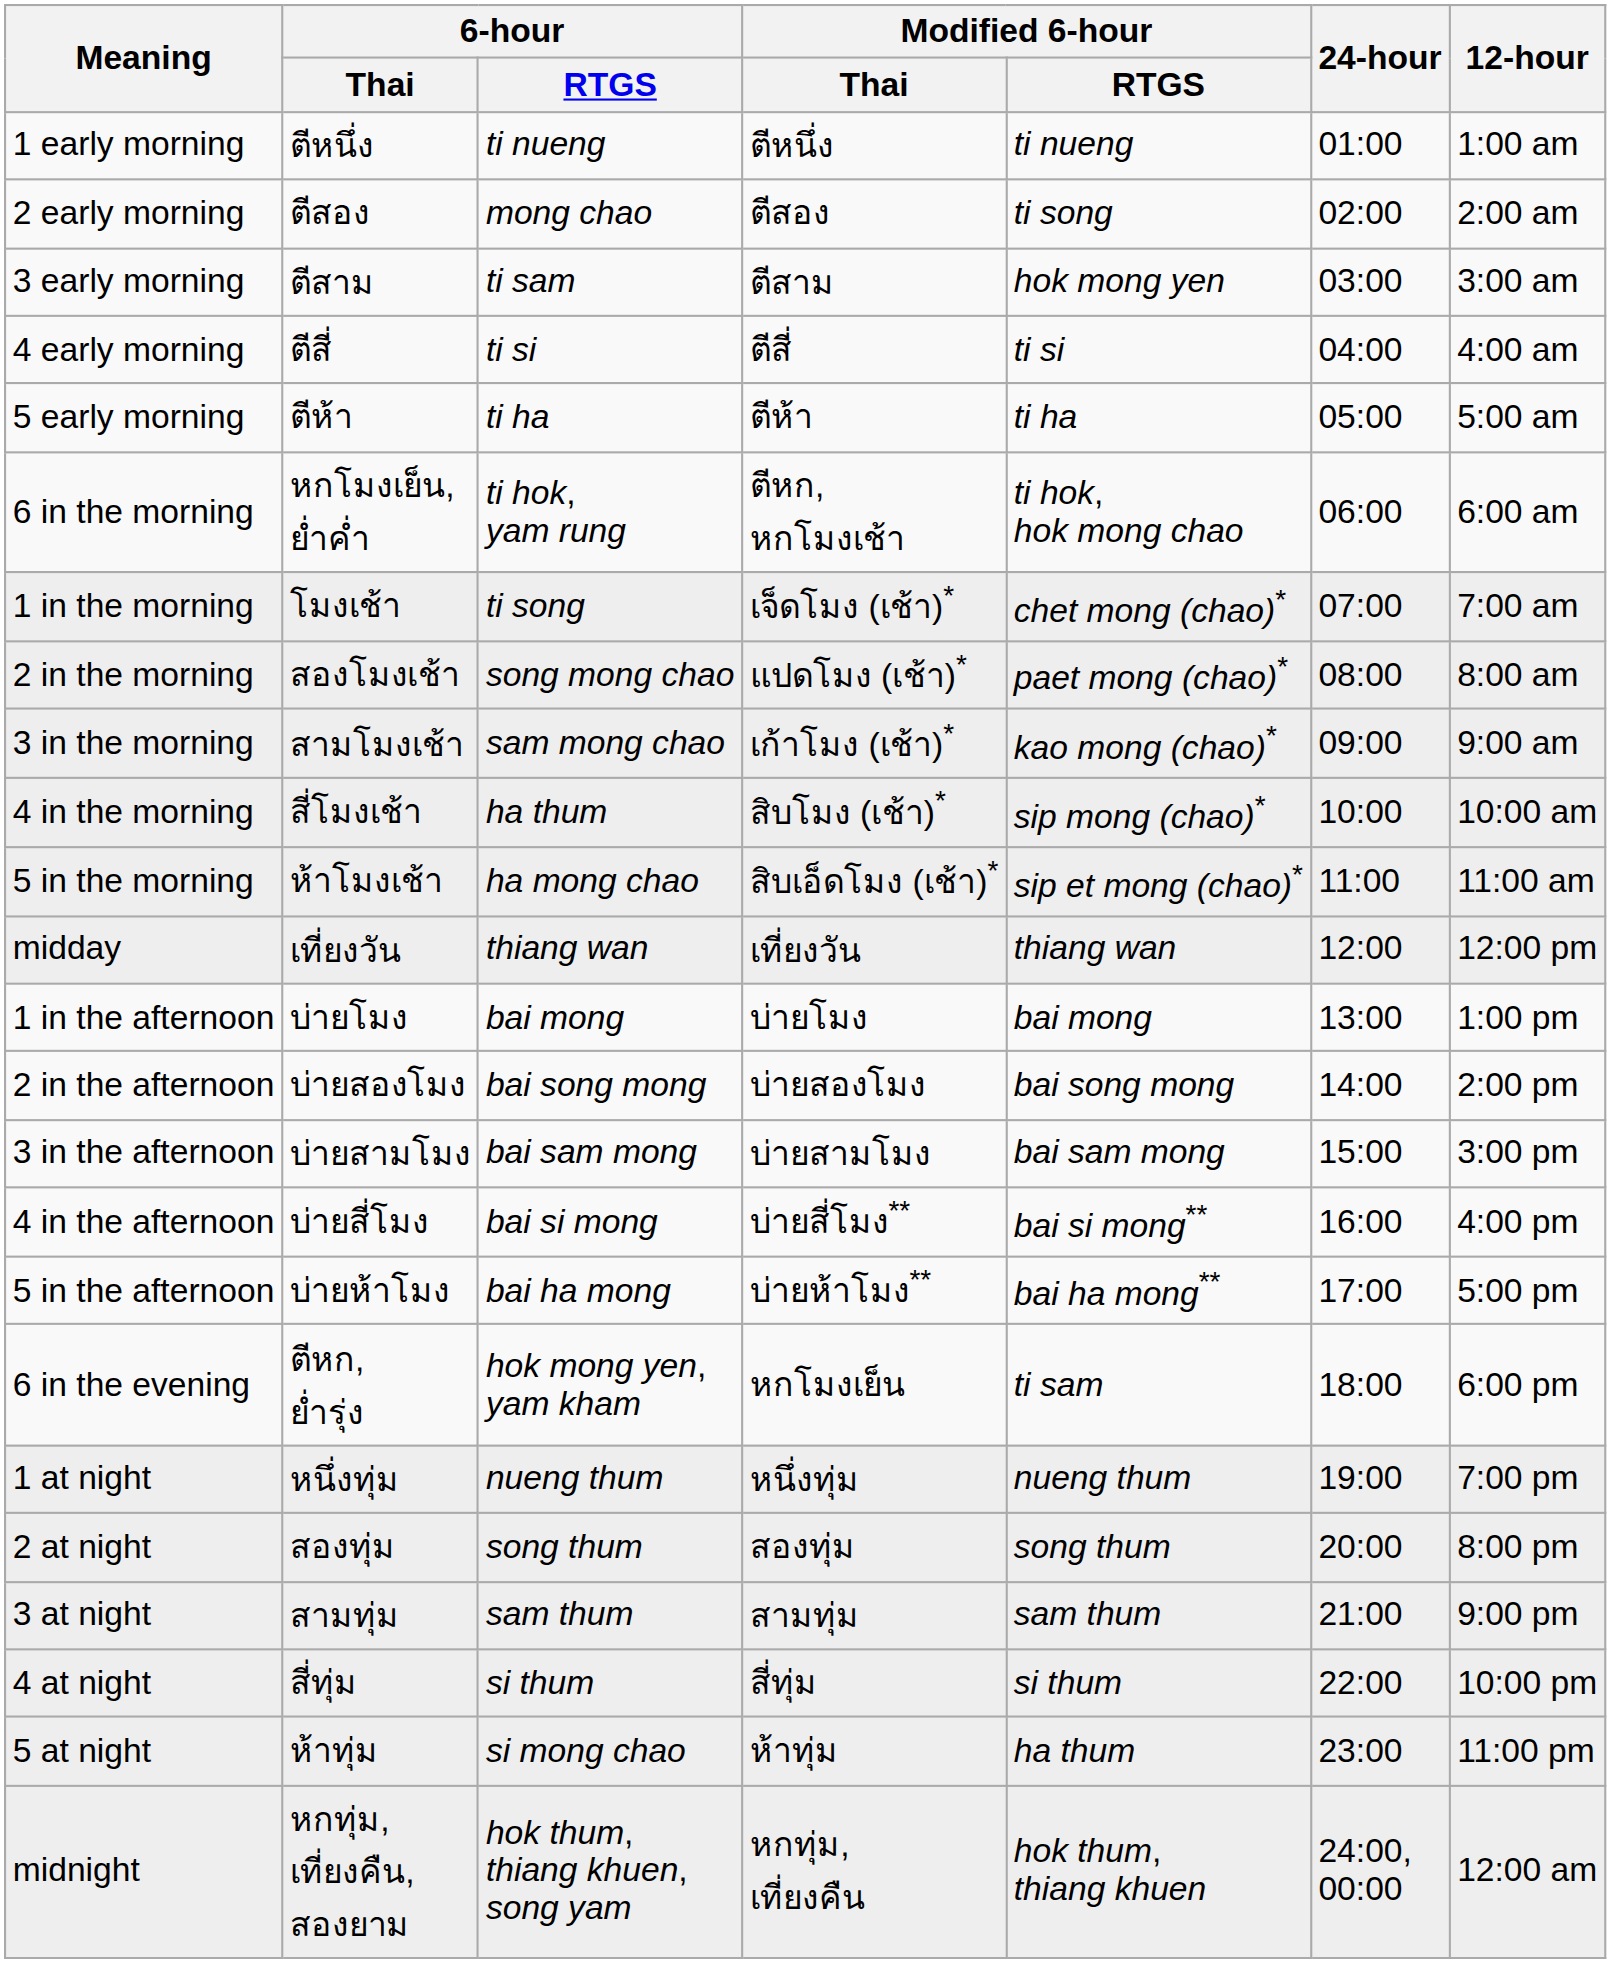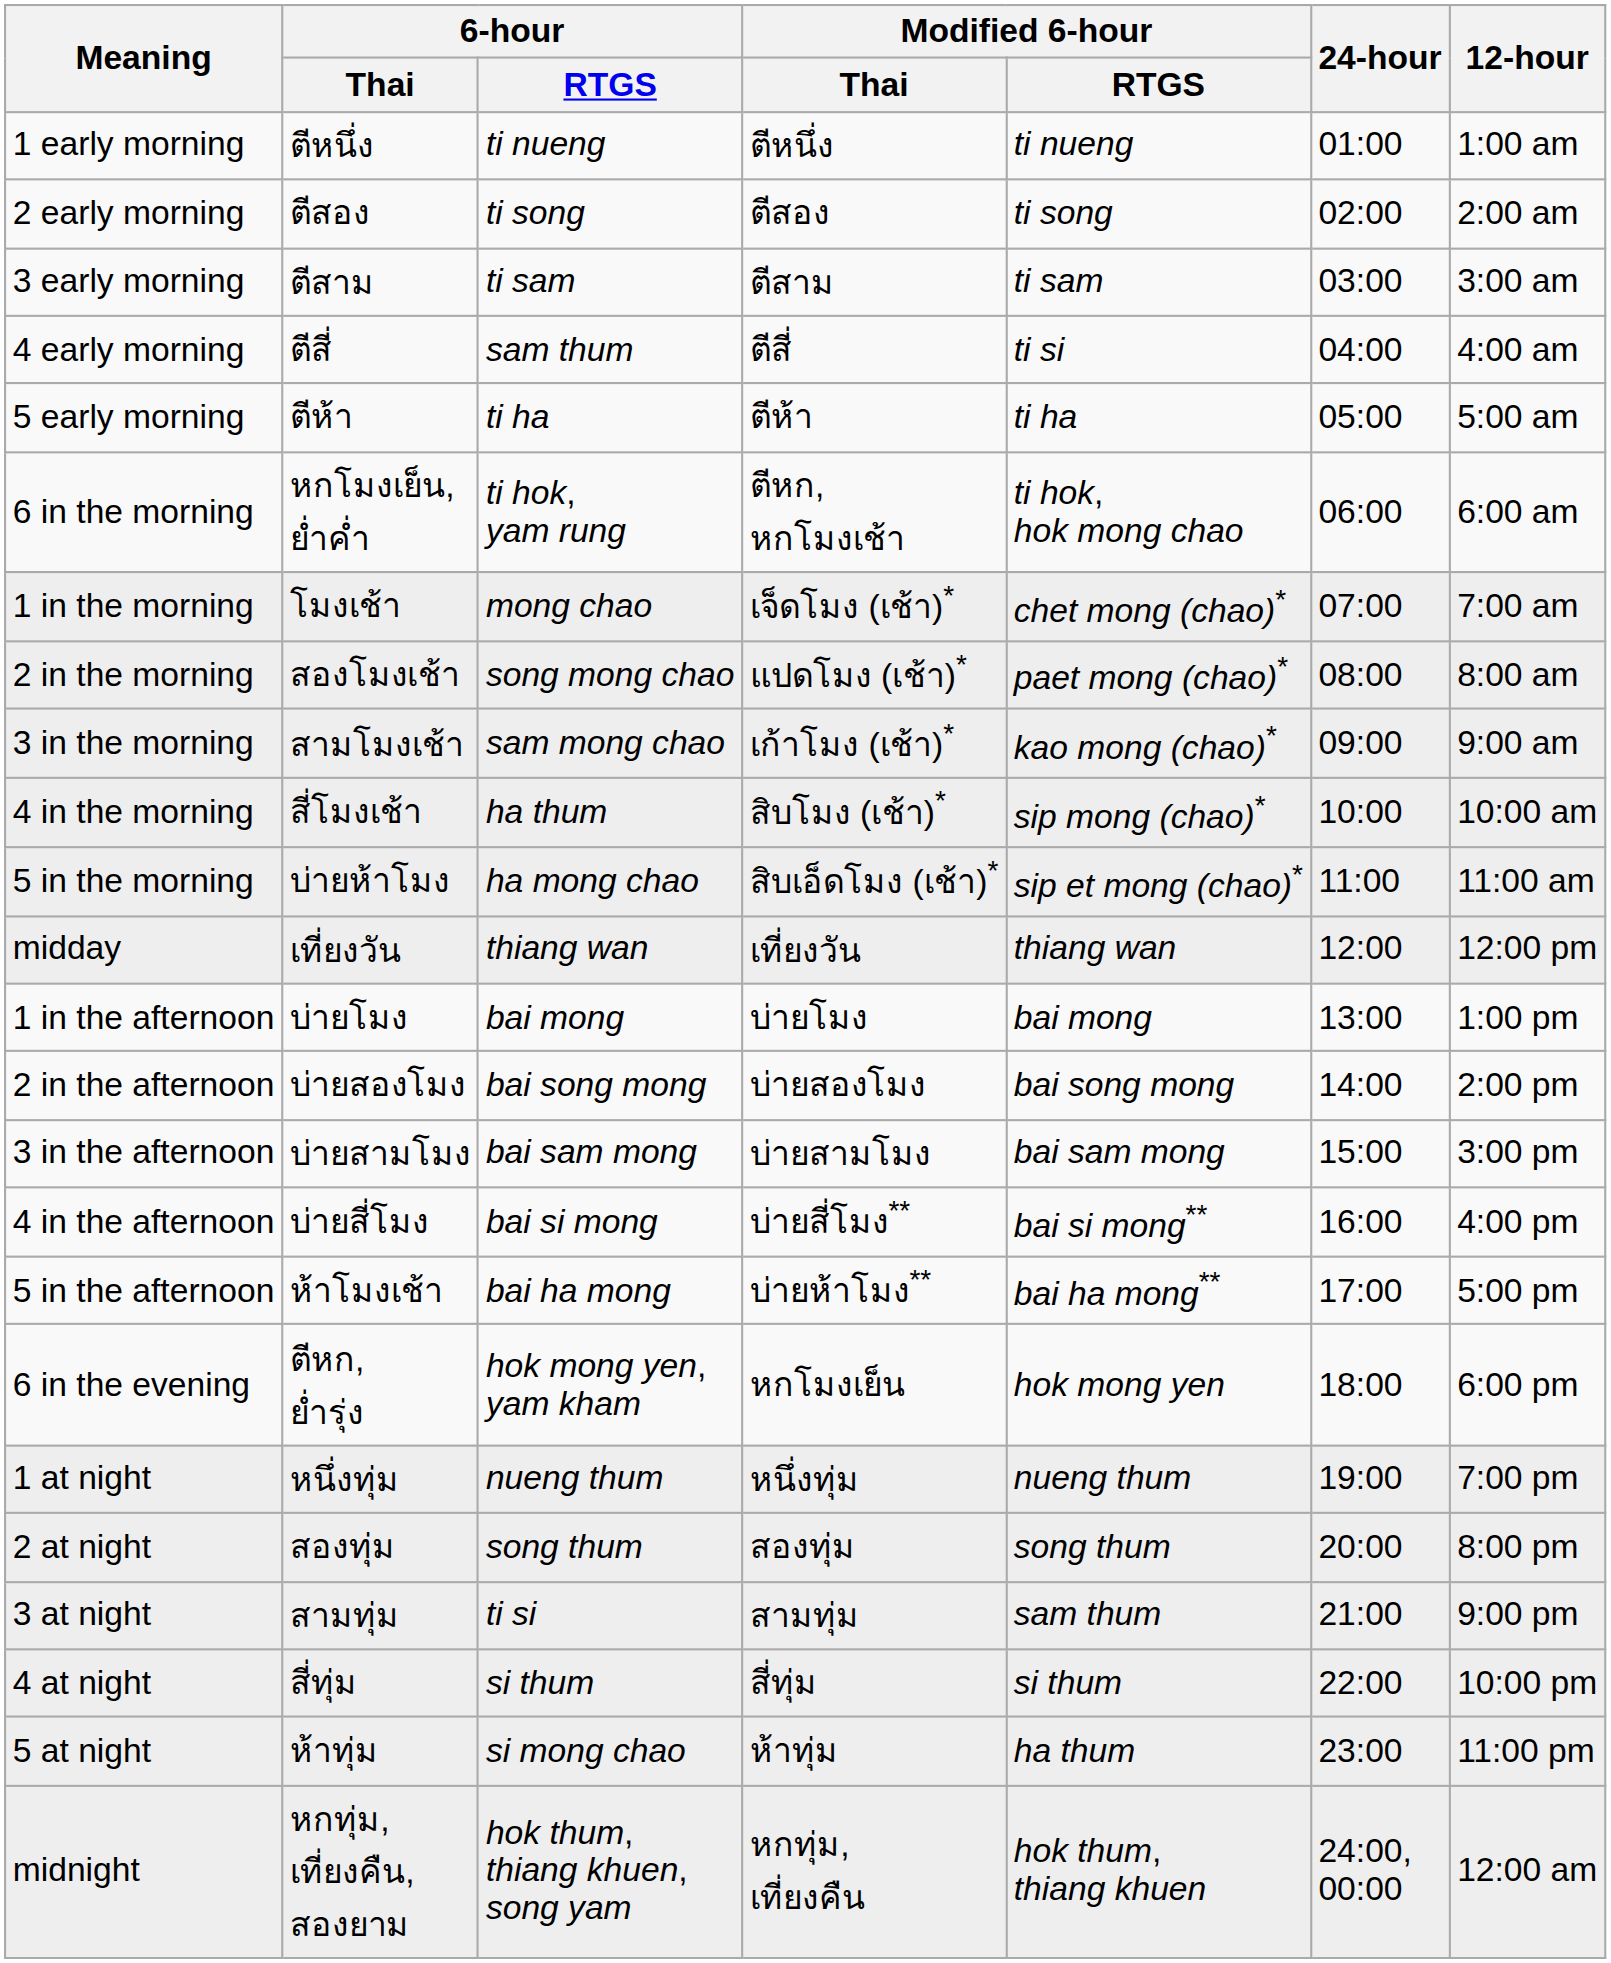(569, 213) mong chao -> (535, 213) ti song
(1119, 281) hok mong yen -> (1059, 281) ti sam
(511, 349) ti si -> (560, 349) sam thum
(535, 605) ti song -> (569, 605) mong chao
(366, 881) ห้าโมงเช้า -> (370, 881) บ่ายห้าโมง
(370, 1290) บ่ายห้าโมง -> (366, 1290) ห้าโมงเช้า
(1059, 1384) ti sam -> (1119, 1384) hok mong yen
(560, 1614) sam thum -> (511, 1614) ti si
